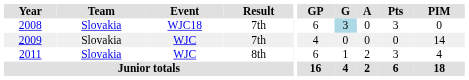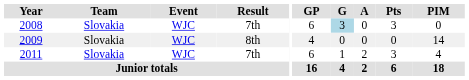(185, 25) WJC18 -> (183, 25) WJC
(259, 40) 7th -> (253, 40) 8th
(259, 54) 8th -> (253, 54) 7th
